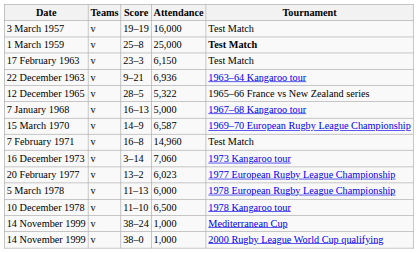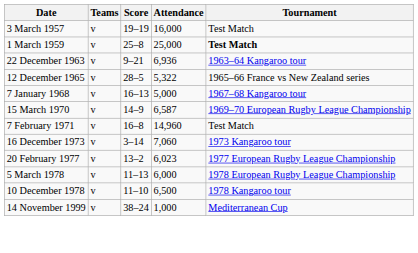- row: (43, 61)
- row: (46, 239)
